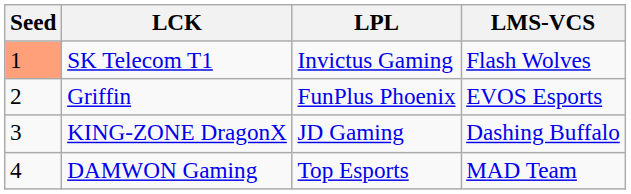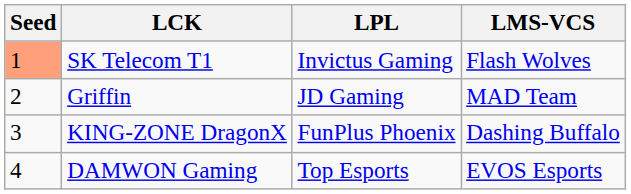(377, 96) FunPlus Phoenix -> (351, 96) JD Gaming
(534, 96) EVOS Esports -> (522, 96) MAD Team
(351, 133) JD Gaming -> (377, 133) FunPlus Phoenix
(522, 170) MAD Team -> (534, 170) EVOS Esports
